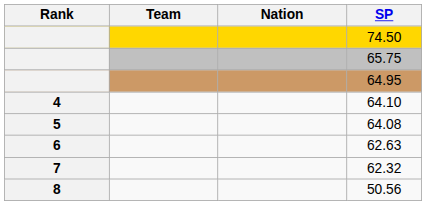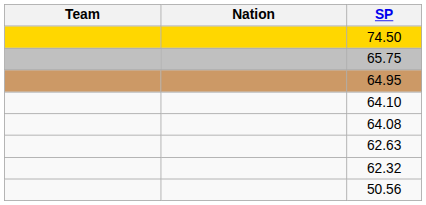- column: (57, 15)
